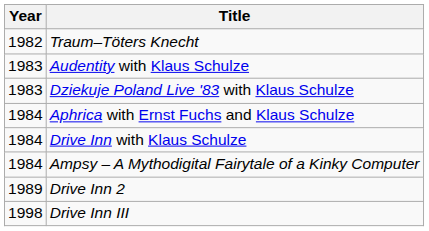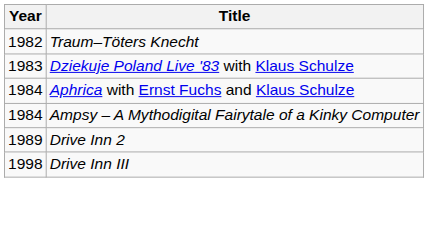- row: (149, 66)
- row: (148, 139)
